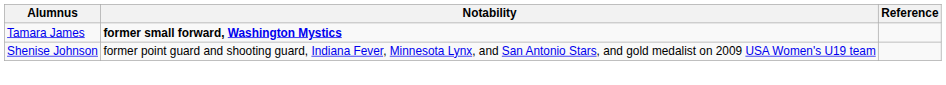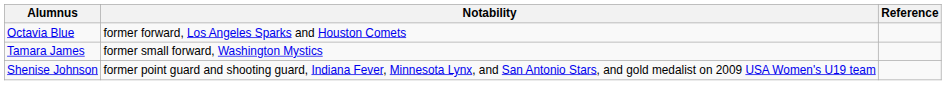+ row: (41, 32)
(223, 32) bold -> (213, 51) normal
